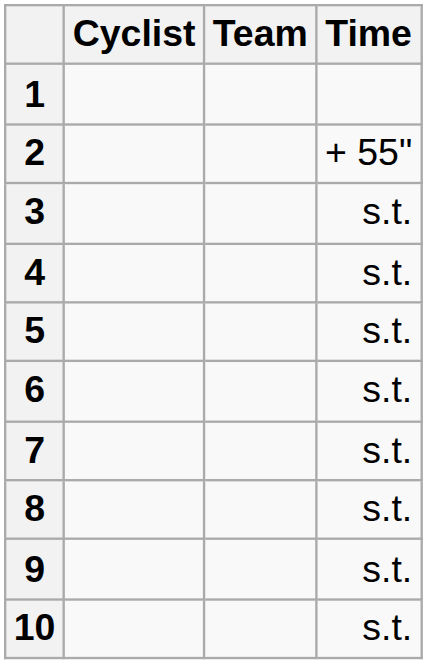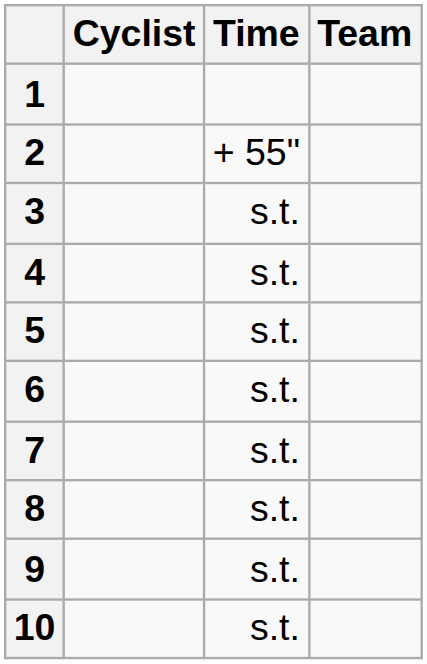columns swapped: (260, 34) <-> (369, 34)
